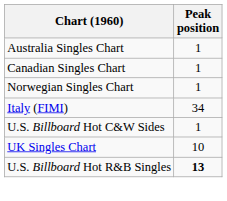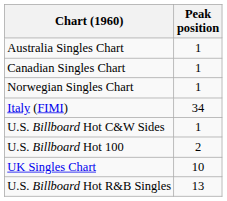+ row: (65, 147)
(198, 166) bold -> (198, 186) normal
